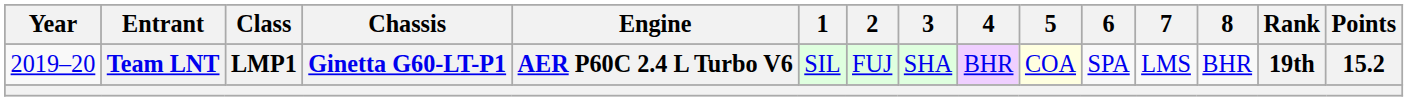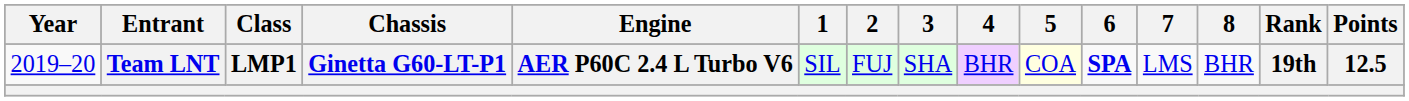(1109, 64) normal -> (1109, 64) bold
(1364, 64) 15.2 -> (1366, 64) 12.5
